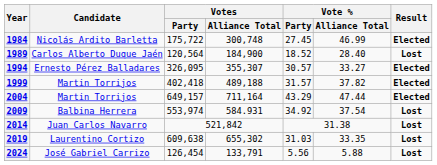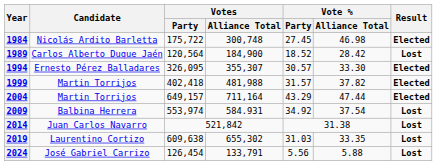(352, 40) 46.99 -> (352, 40) 46.98
(352, 54) 28.40 -> (352, 54) 28.42
(352, 68) 33.27 -> (352, 68) 33.30
(244, 82) 489,188 -> (244, 82) 481,988
